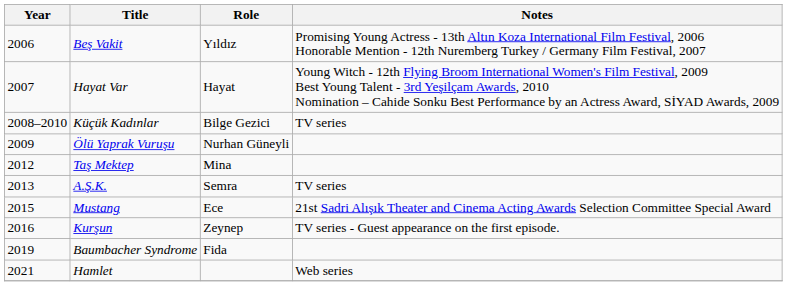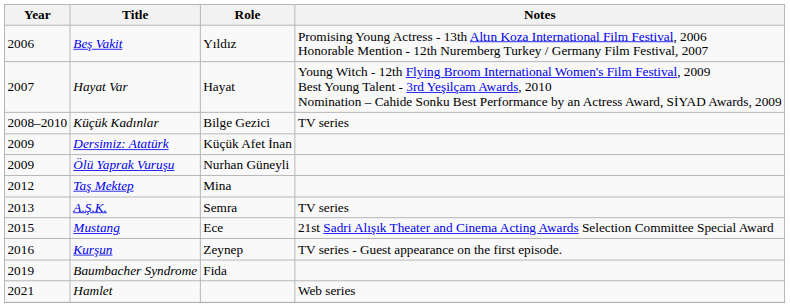+ row: (121, 144)
